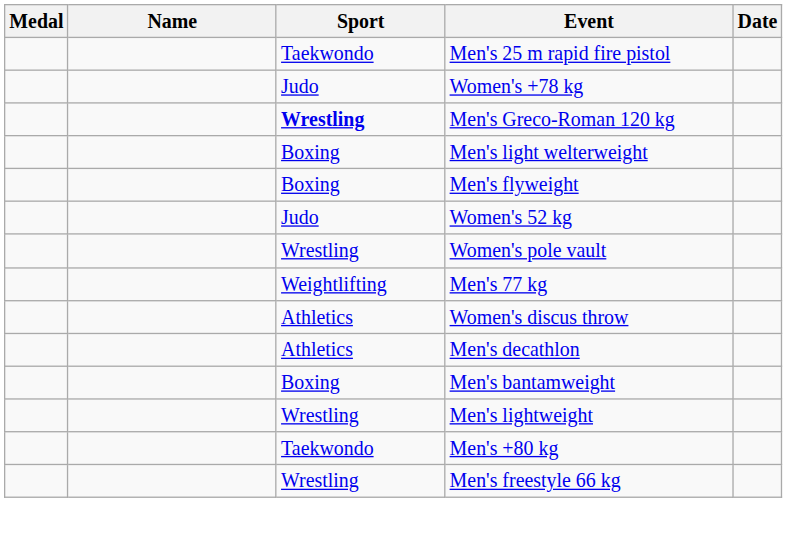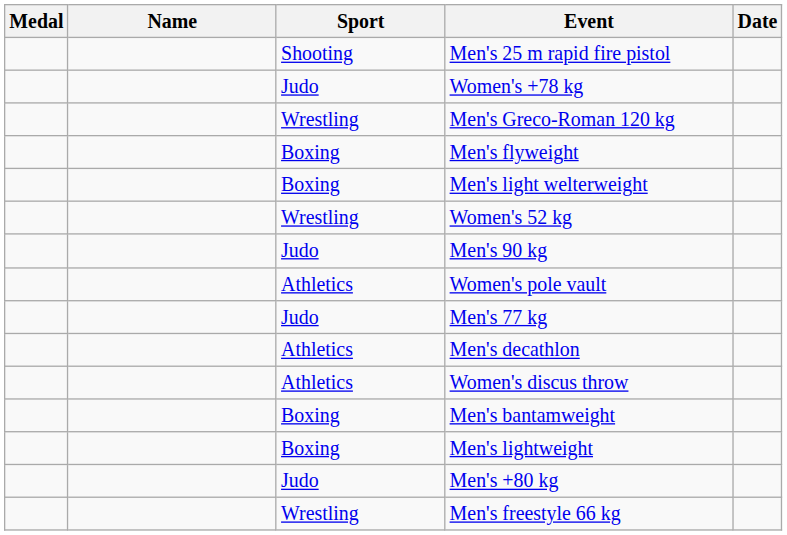(327, 53) Taekwondo -> (317, 53) Shooting
(323, 119) bold -> (320, 119) normal
rows swapped: (549, 152) <-> (514, 185)
(300, 218) Judo -> (320, 218) Wrestling
+ row: (498, 250)
(320, 250) Wrestling -> (317, 283) Athletics
(334, 283) Weightlifting -> (300, 316) Judo
rows swapped: (539, 316) <-> (515, 349)
(320, 415) Wrestling -> (310, 447) Boxing
(327, 447) Taekwondo -> (300, 480) Judo
